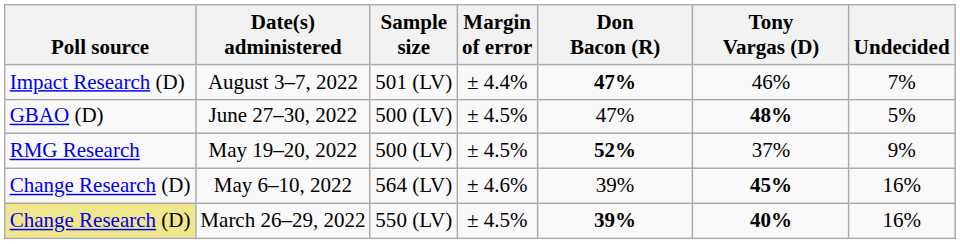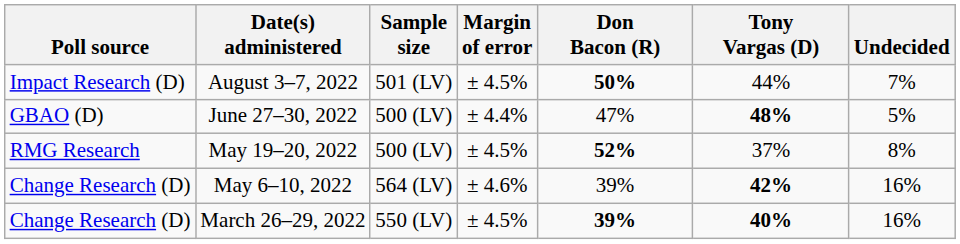(497, 81) ± 4.4% -> (497, 81) ± 4.5%
(615, 81) 47% -> (615, 81) 50%
(771, 81) 46% -> (771, 81) 44%
(497, 116) ± 4.5% -> (497, 116) ± 4.4%
(902, 151) 9% -> (902, 151) 8%
(771, 185) 45% -> (771, 185) 42%
(100, 220) khaki background -> (100, 220) no background
